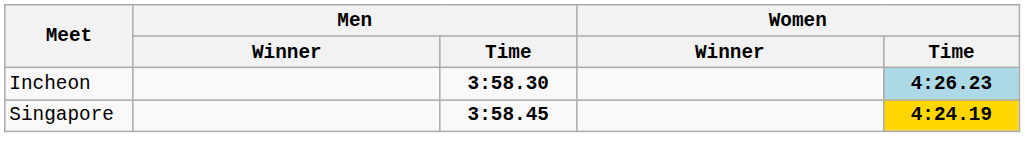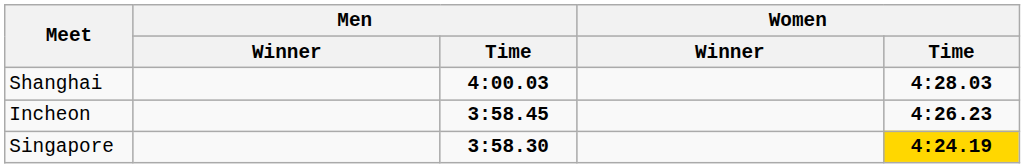+ row: (56, 84)
(508, 84) 3:58.30 -> (508, 115) 3:58.45
(951, 84) lightblue background -> (951, 115) no background
(508, 115) 3:58.45 -> (508, 147) 3:58.30
